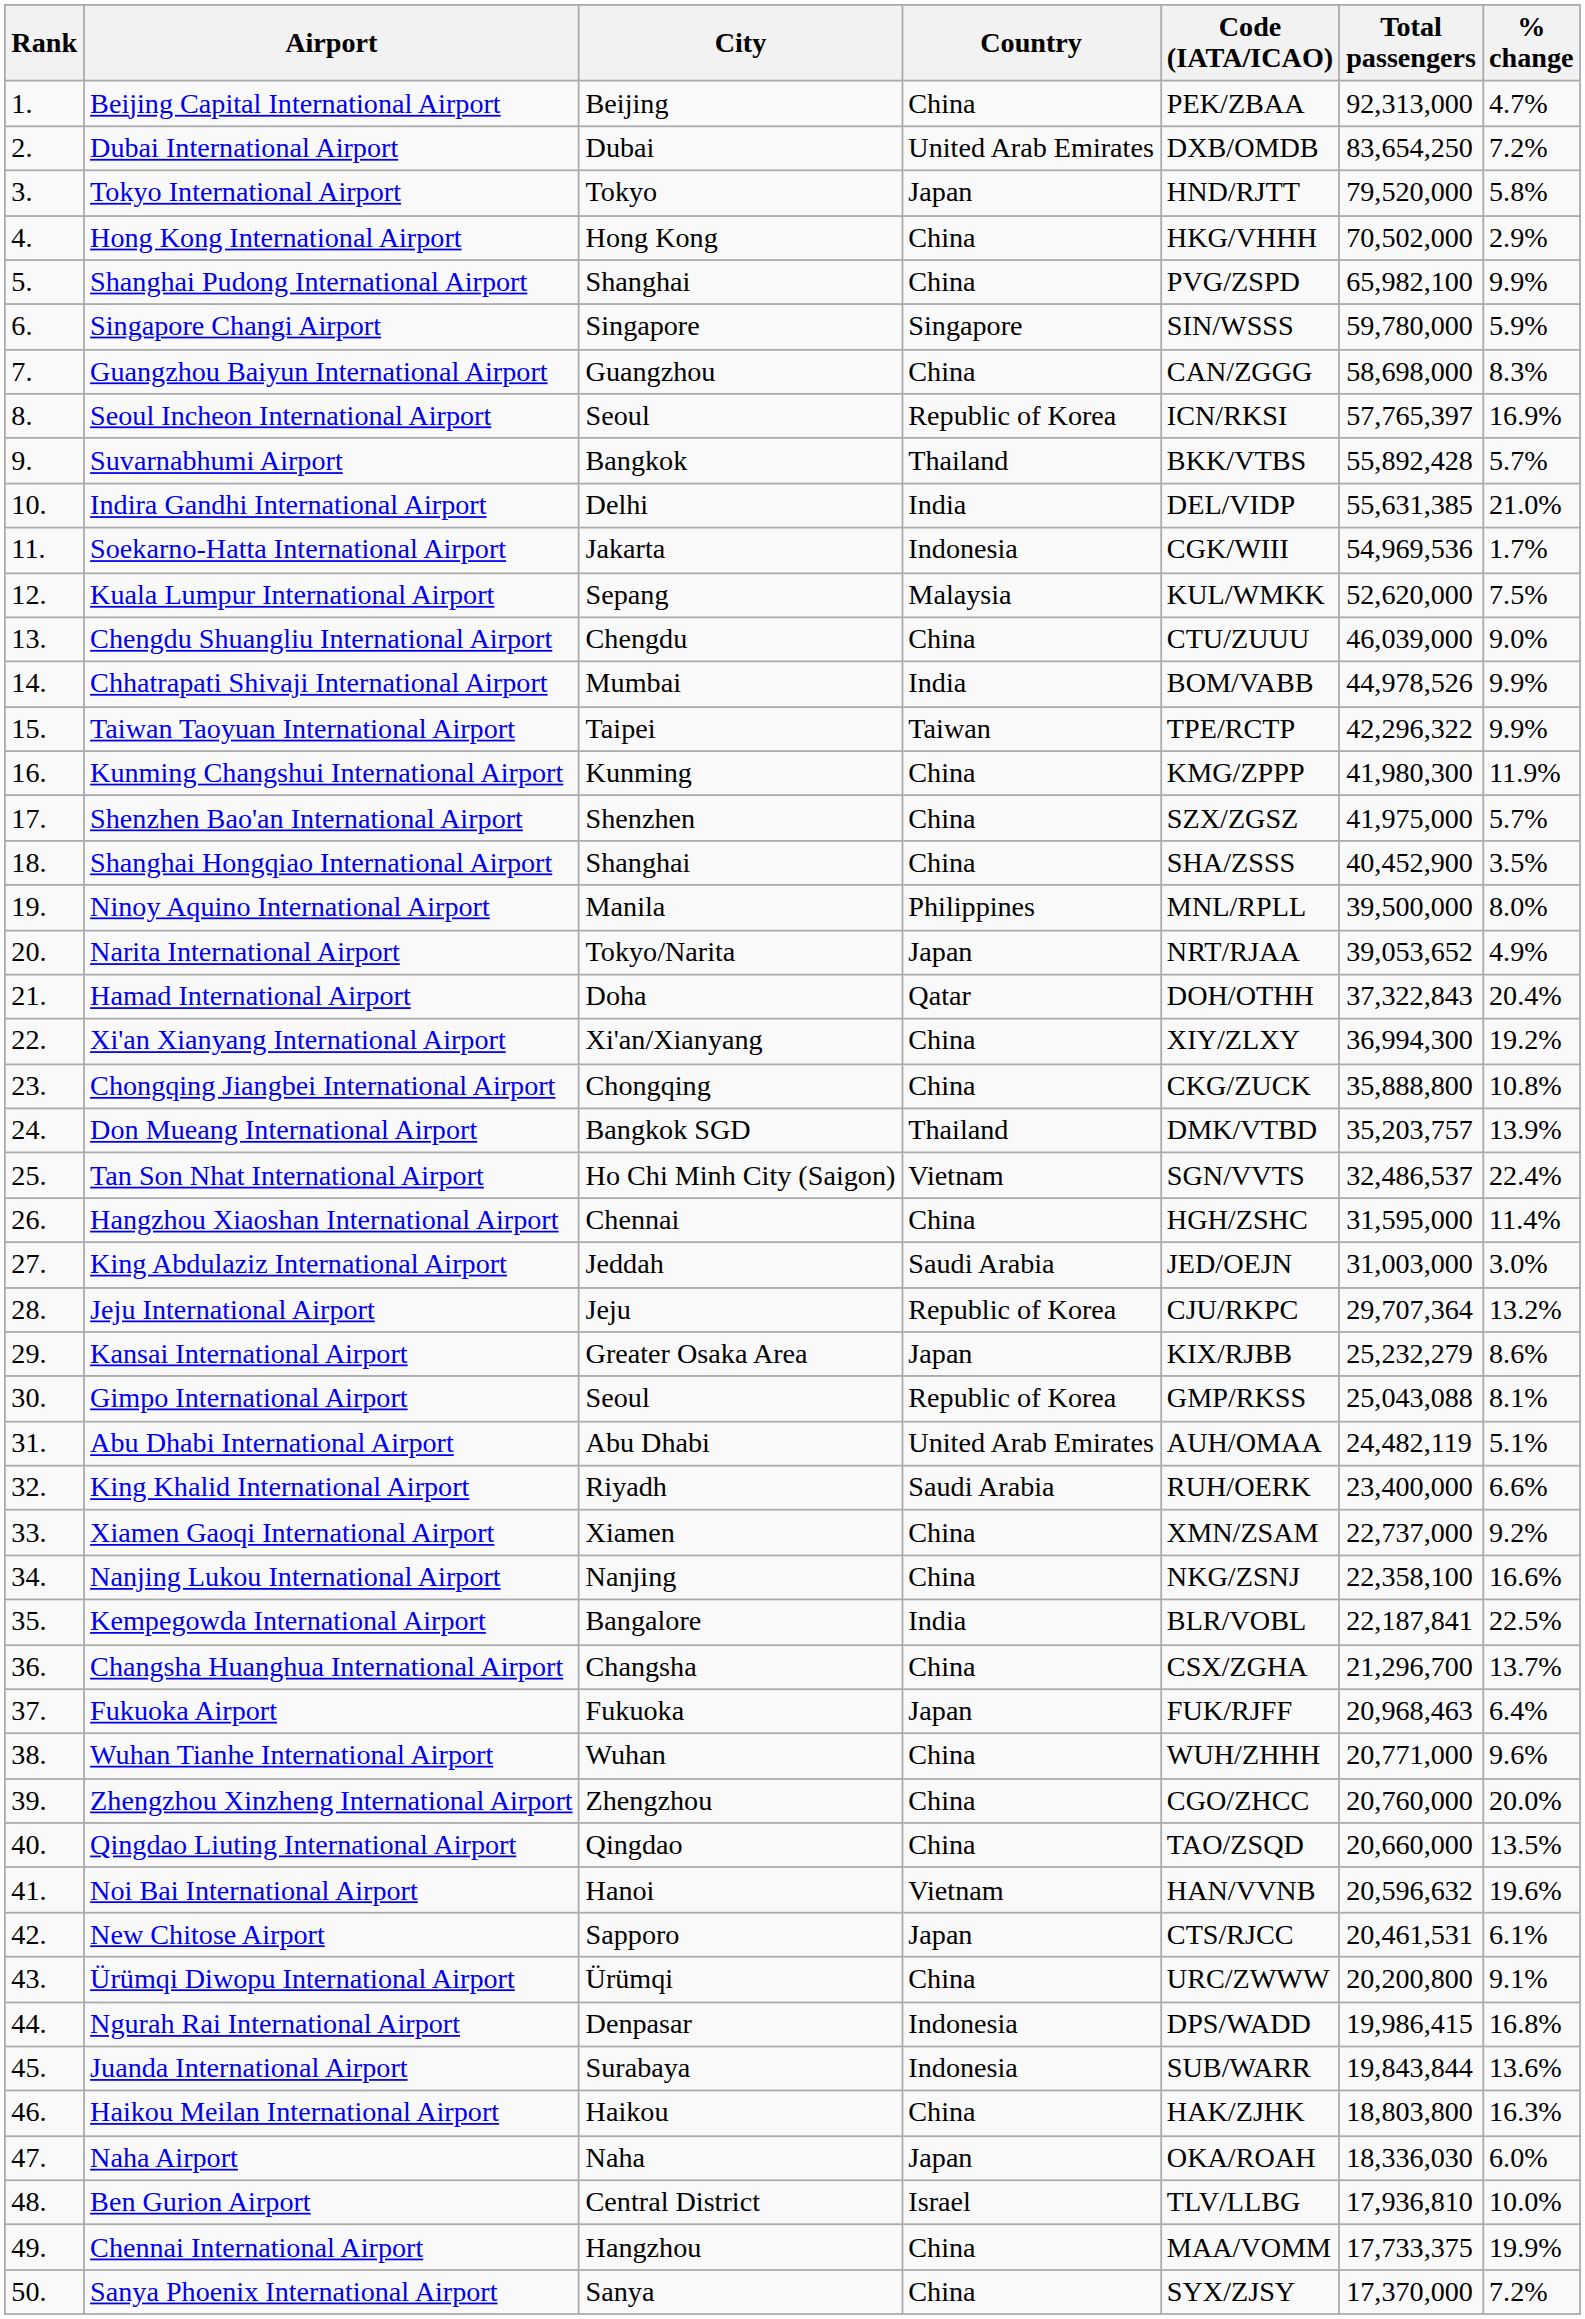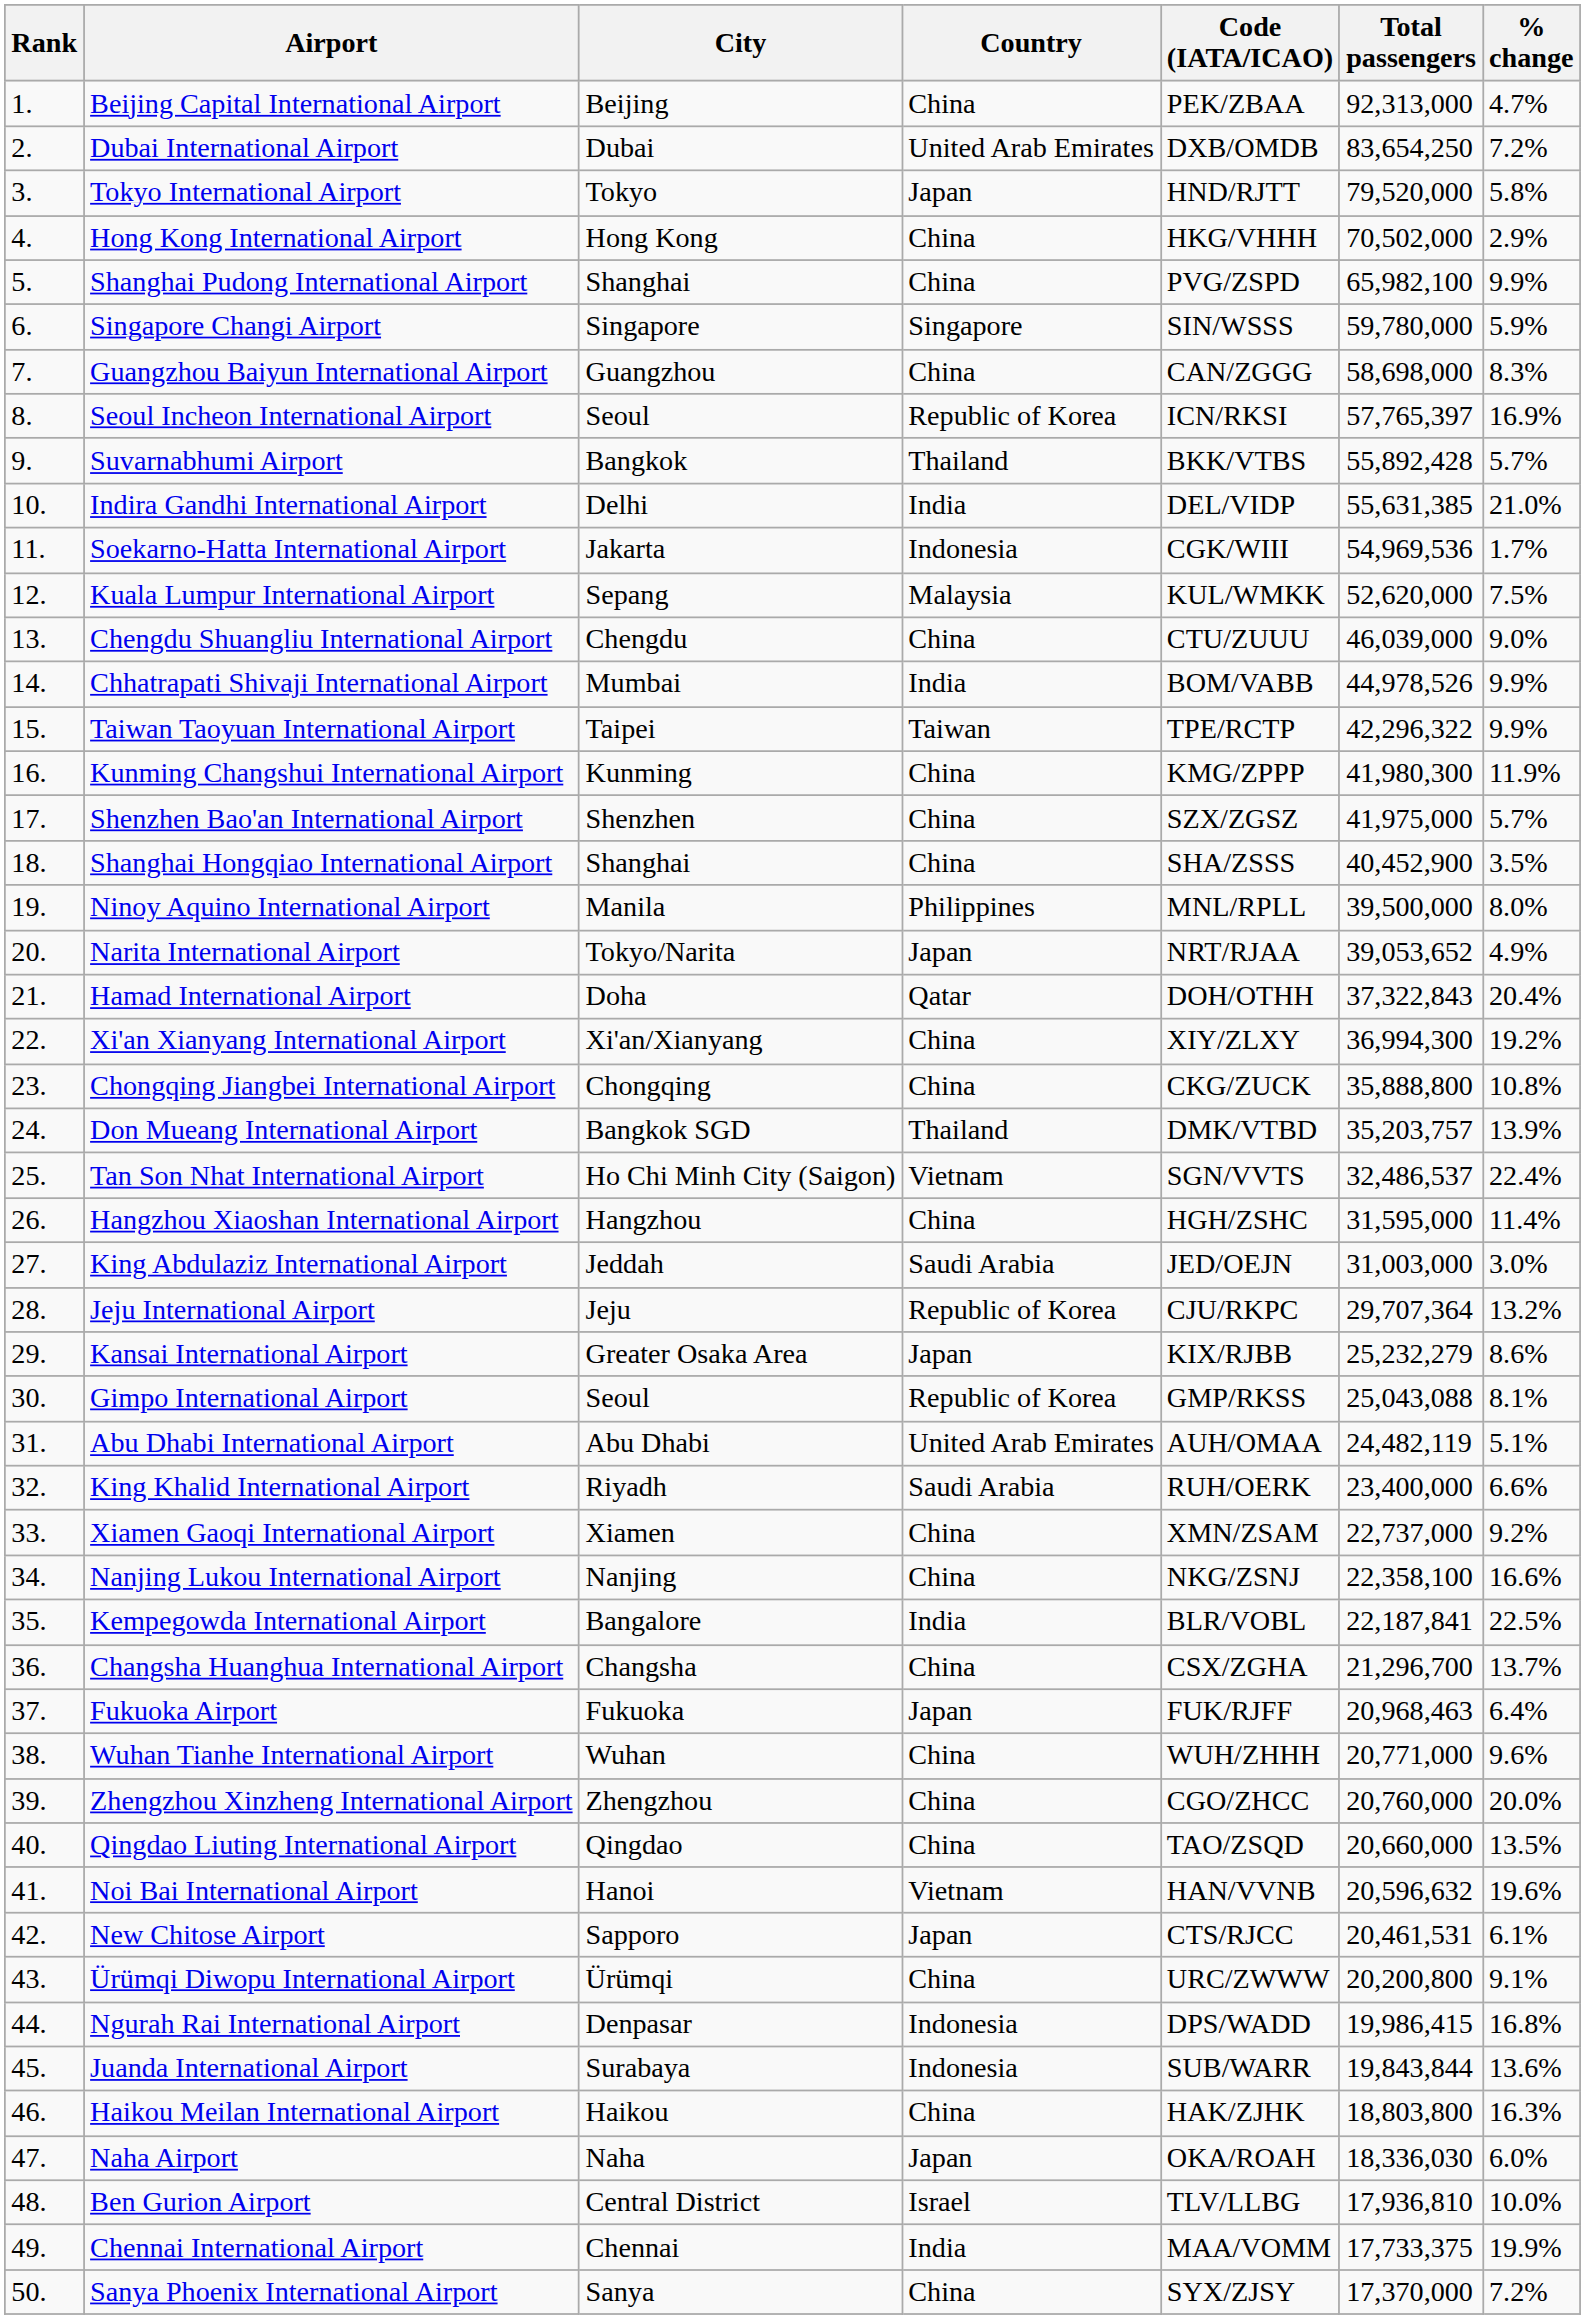(632, 1219) Chennai -> (643, 1219) Hangzhou
(643, 2246) Hangzhou -> (632, 2246) Chennai
(942, 2246) China -> (937, 2246) India
